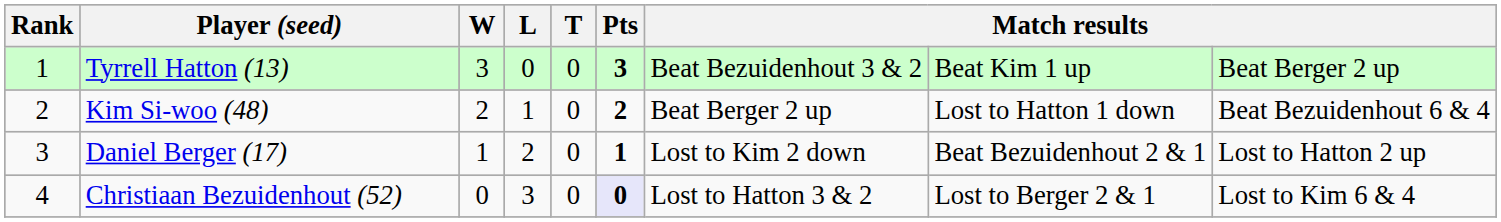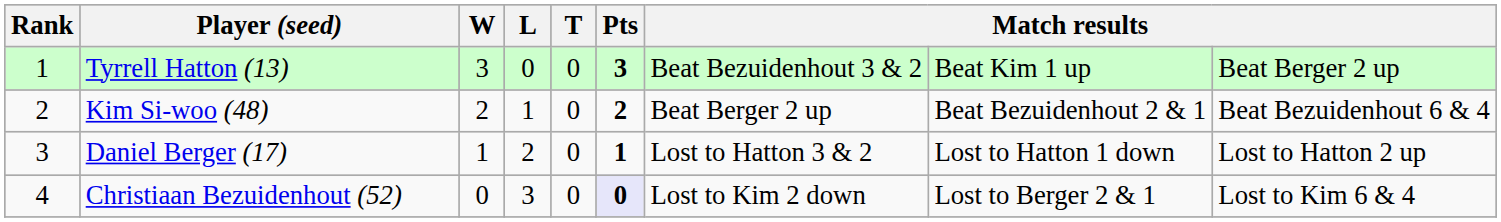(1055, 110) Lost to Hatton 1 down -> (1070, 110) Beat Bezuidenhout 2 & 1
(758, 152) Lost to Kim 2 down -> (761, 152) Lost to Hatton 3 & 2
(1070, 152) Beat Bezuidenhout 2 & 1 -> (1055, 152) Lost to Hatton 1 down
(761, 195) Lost to Hatton 3 & 2 -> (758, 195) Lost to Kim 2 down
